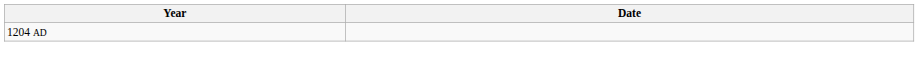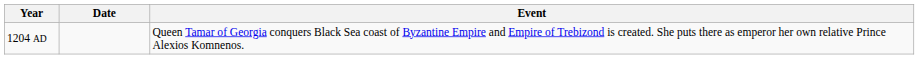+ column: (532, 13)
